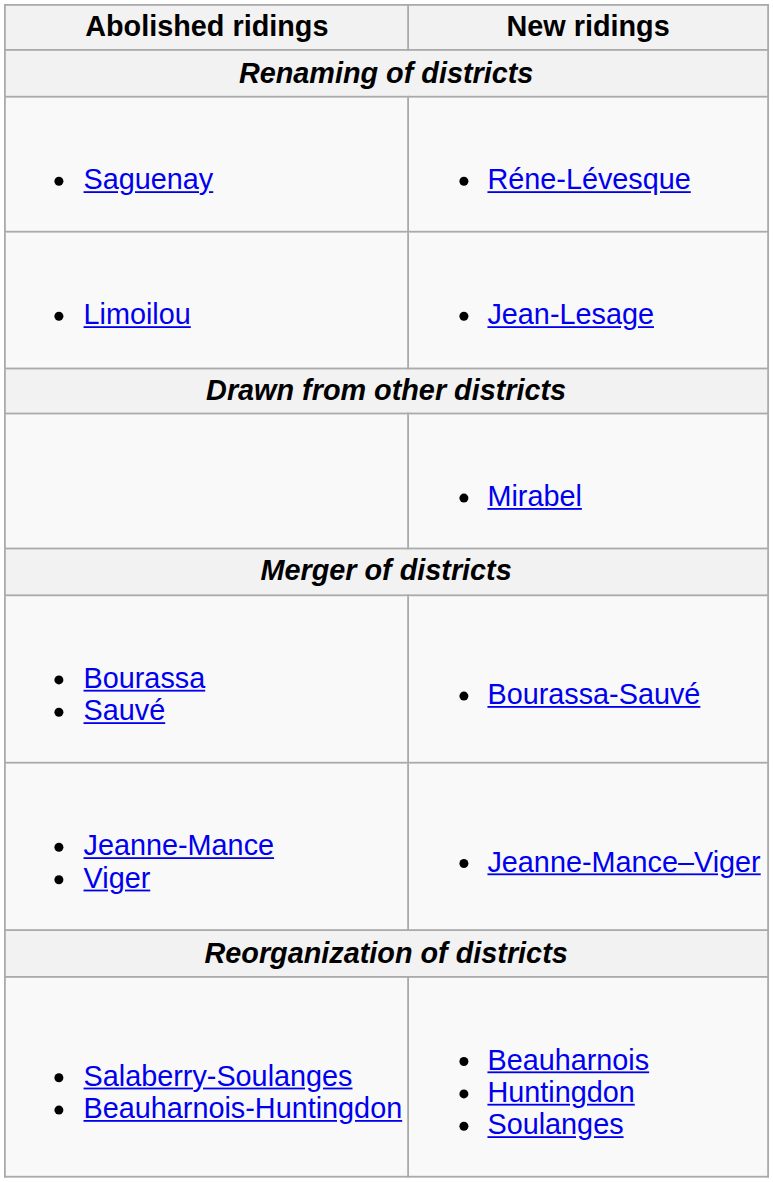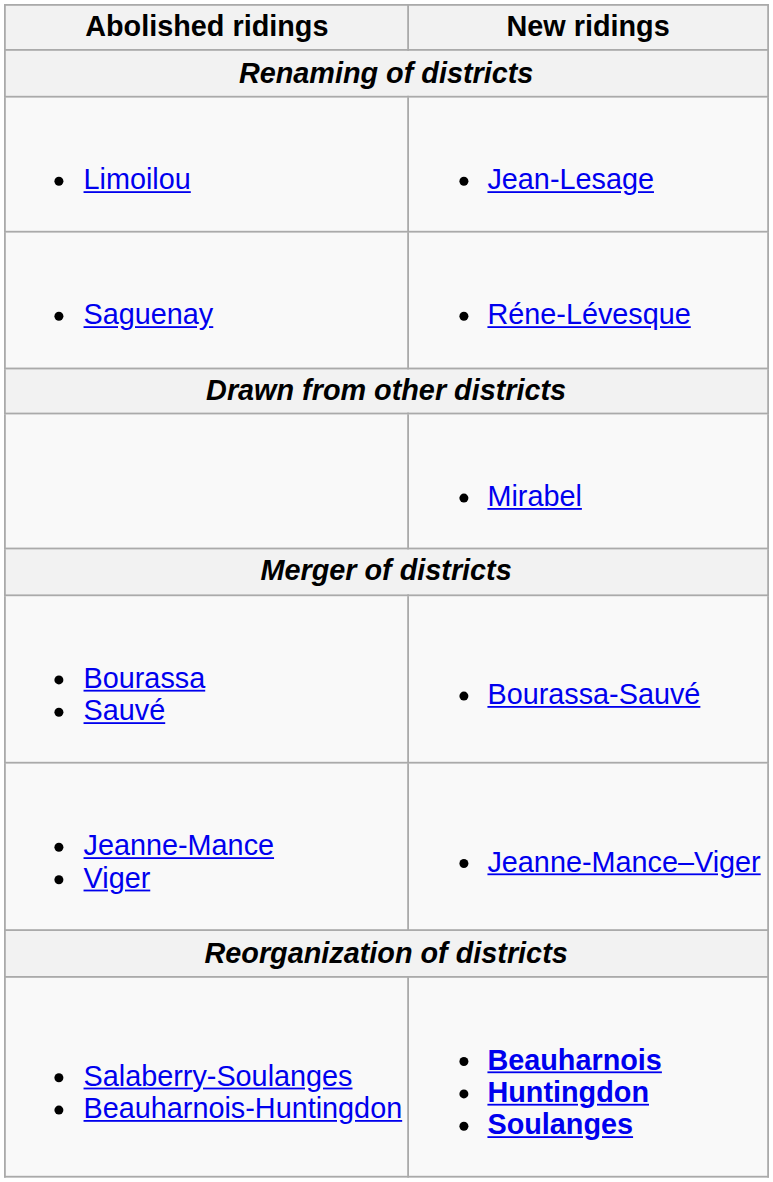rows swapped: (207, 316) <-> (207, 180)
(588, 1093) normal -> (588, 1093) bold
